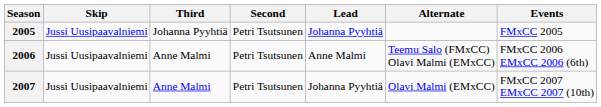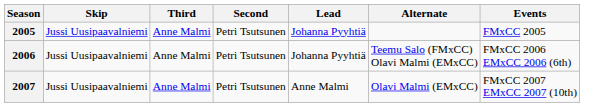(190, 31) Johanna Pyyhtiä -> (182, 31) Anne Malmi
(337, 55) Anne Malmi -> (328, 55) Johanna Pyyhtiä
(345, 86) Johanna Pyyhtiä -> (320, 86) Anne Malmi
